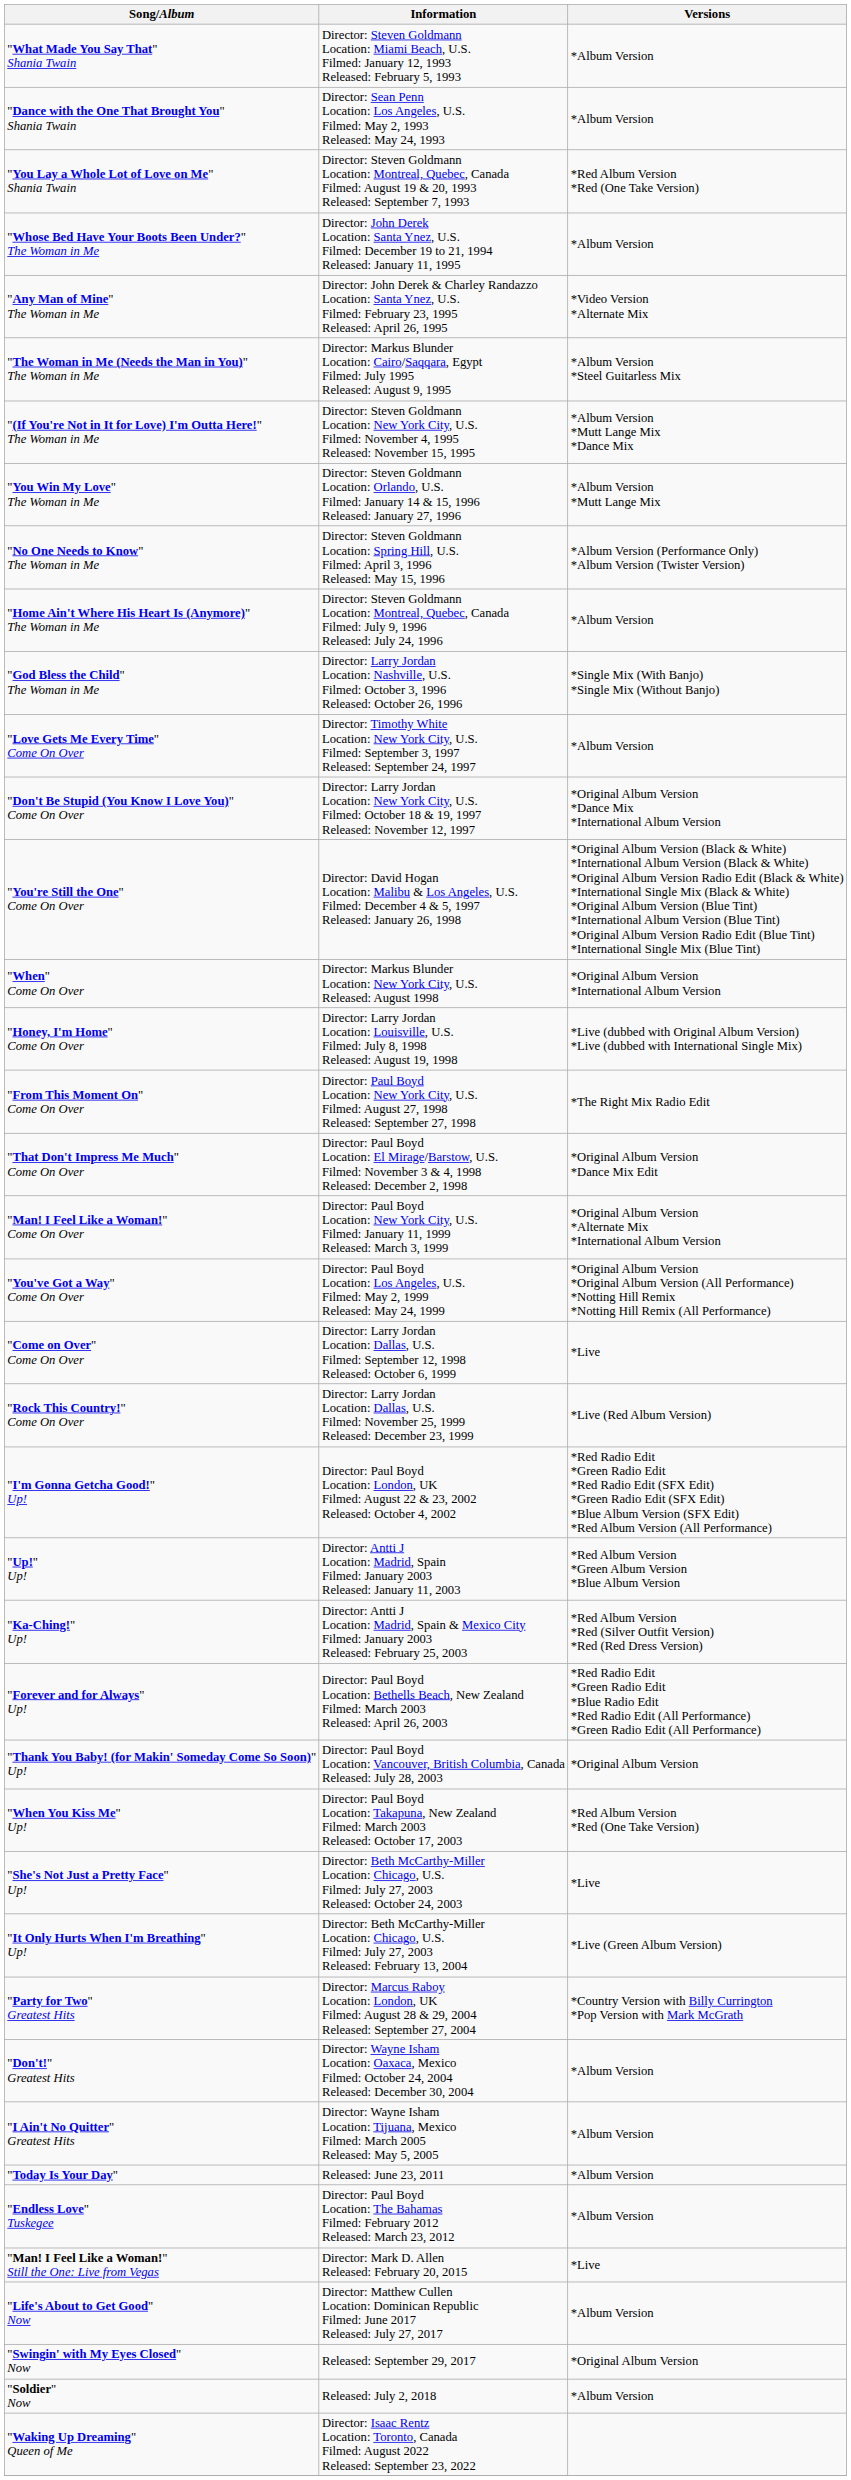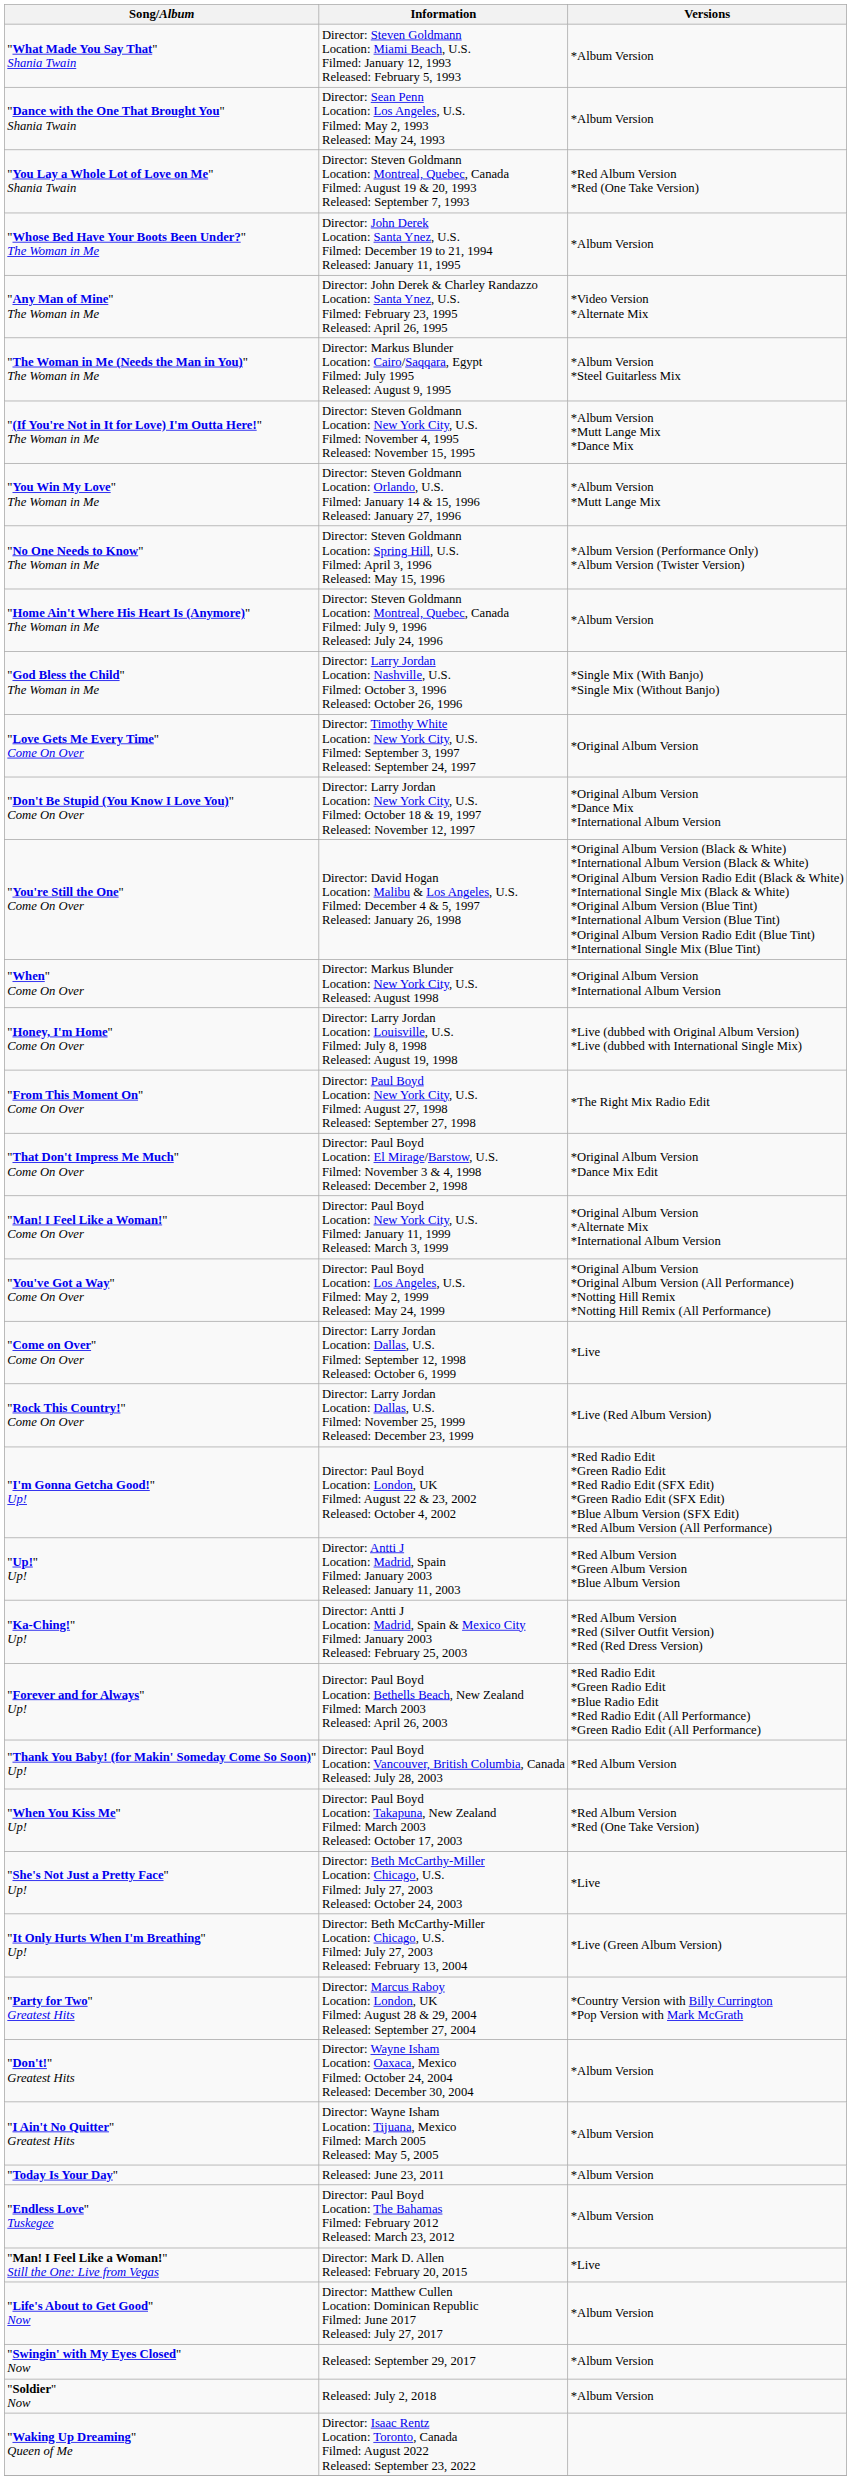(612, 745) *Album Version -> (634, 745) *Original Album Version
(634, 1764) *Original Album Version -> (624, 1764) *Red Album Version
(634, 2361) *Original Album Version -> (612, 2361) *Album Version
